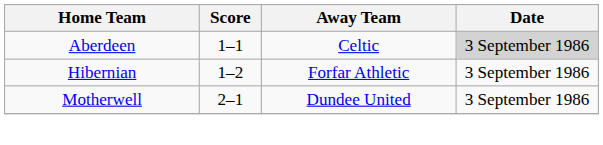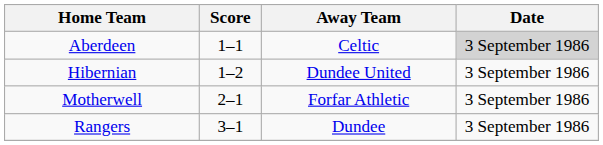(359, 72) Forfar Athletic -> (359, 72) Dundee United
(359, 99) Dundee United -> (359, 99) Forfar Athletic
+ row: (102, 126)
